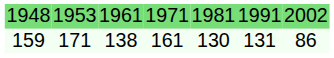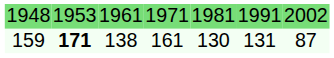(75, 40) normal -> (75, 40) bold
(306, 40) 86 -> (306, 40) 87
